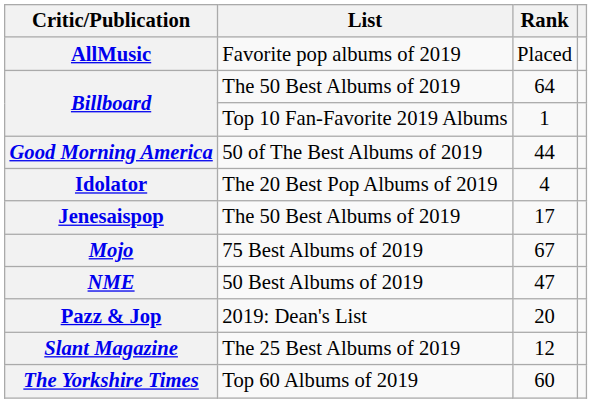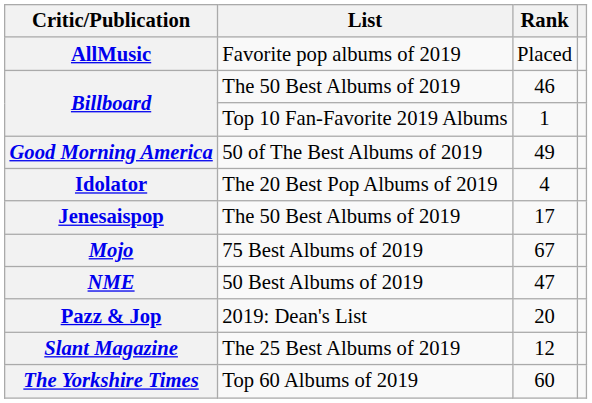(545, 86) 64 -> (545, 86) 46
(545, 151) 44 -> (545, 151) 49
